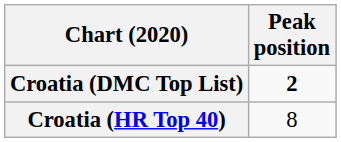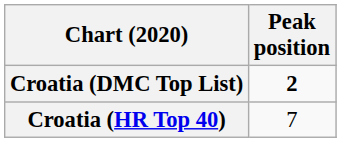(292, 119) 8 -> (292, 119) 7
